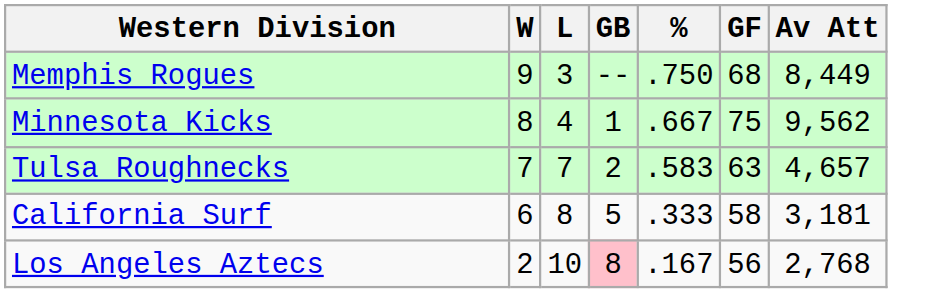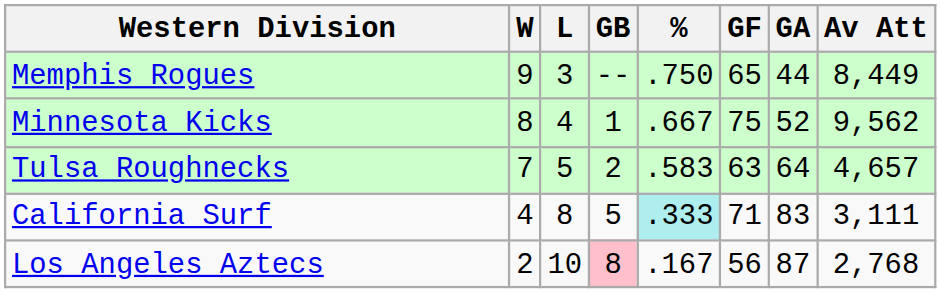+ column: (793, 29)
(745, 76) 68 -> (745, 76) 65
(565, 170) 7 -> (565, 170) 5
(525, 217) 6 -> (525, 217) 4
(679, 217) no background -> (679, 217) paleturquoise background
(745, 217) 58 -> (745, 217) 71
(828, 217) 3,181 -> (876, 217) 3,111
